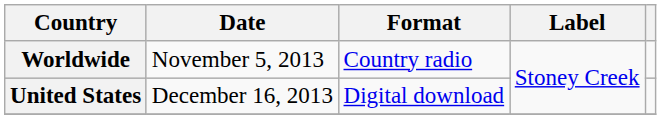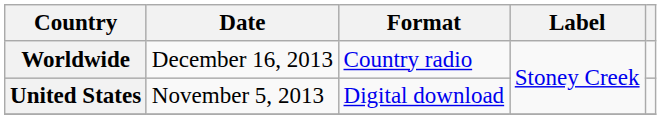(238, 59) November 5, 2013 -> (242, 59) December 16, 2013
(242, 95) December 16, 2013 -> (238, 95) November 5, 2013
